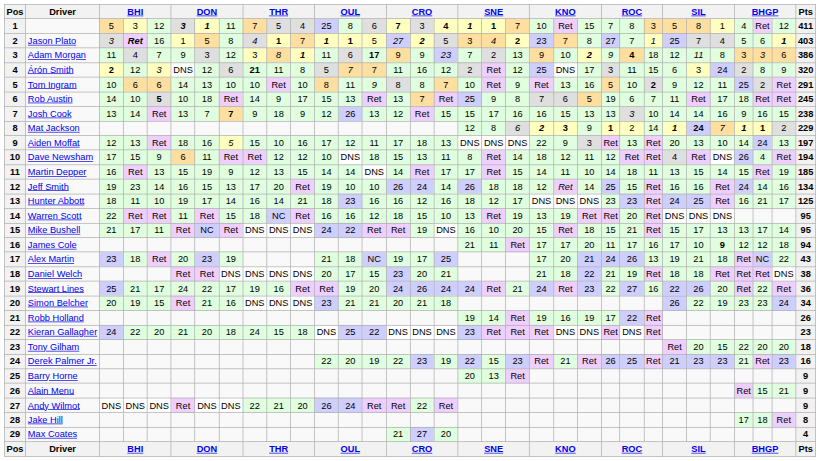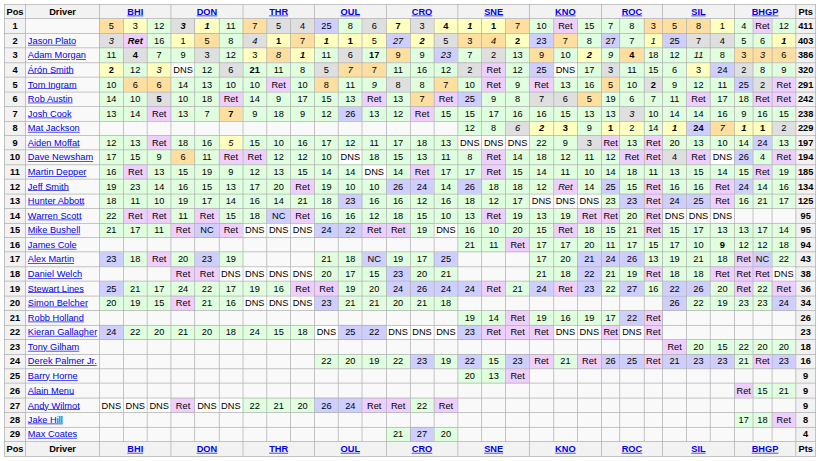(135, 55) normal -> (135, 55) bold
(806, 99) 245 -> (806, 99) 242
(653, 244) 16 -> (653, 244) 15
